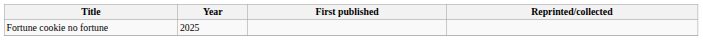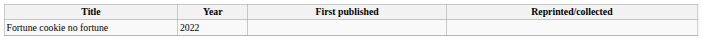(190, 27) 2025 -> (190, 27) 2022
